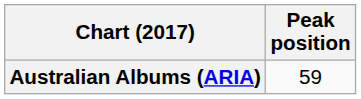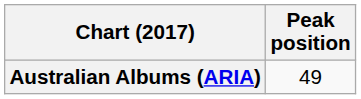(311, 76) 59 -> (311, 76) 49
